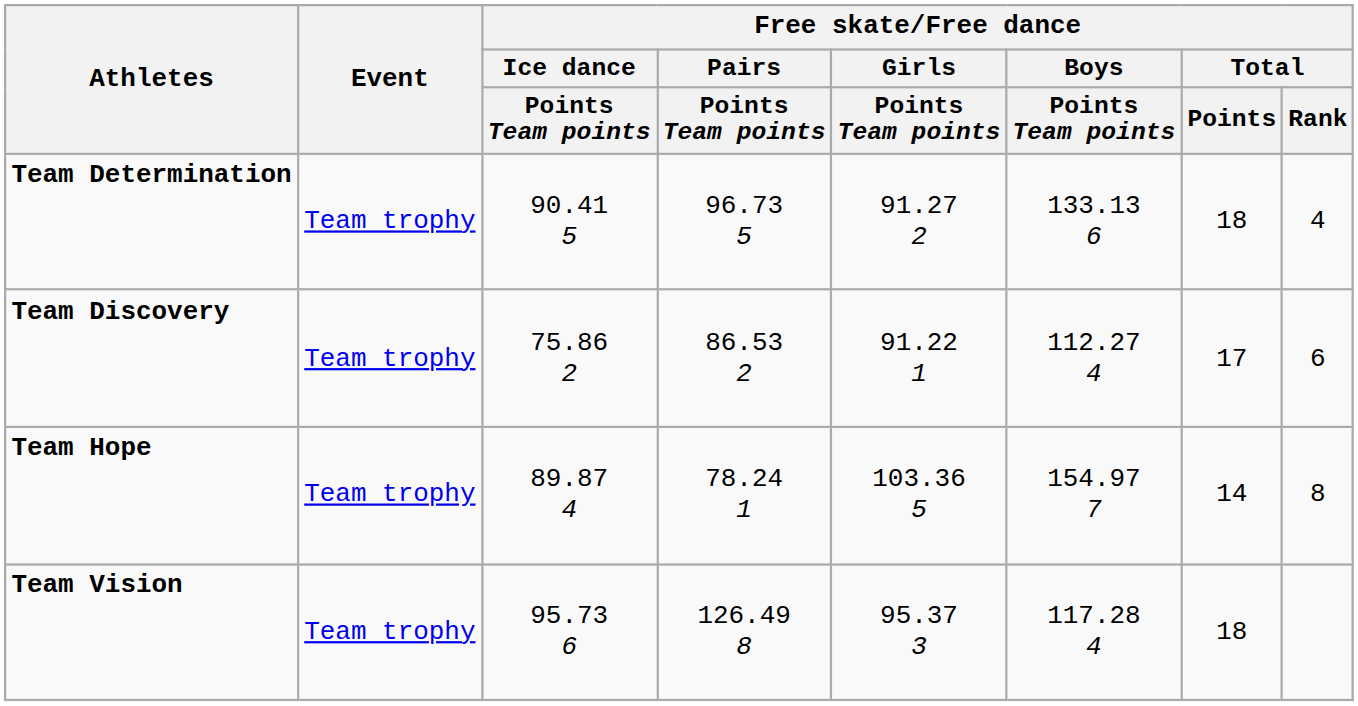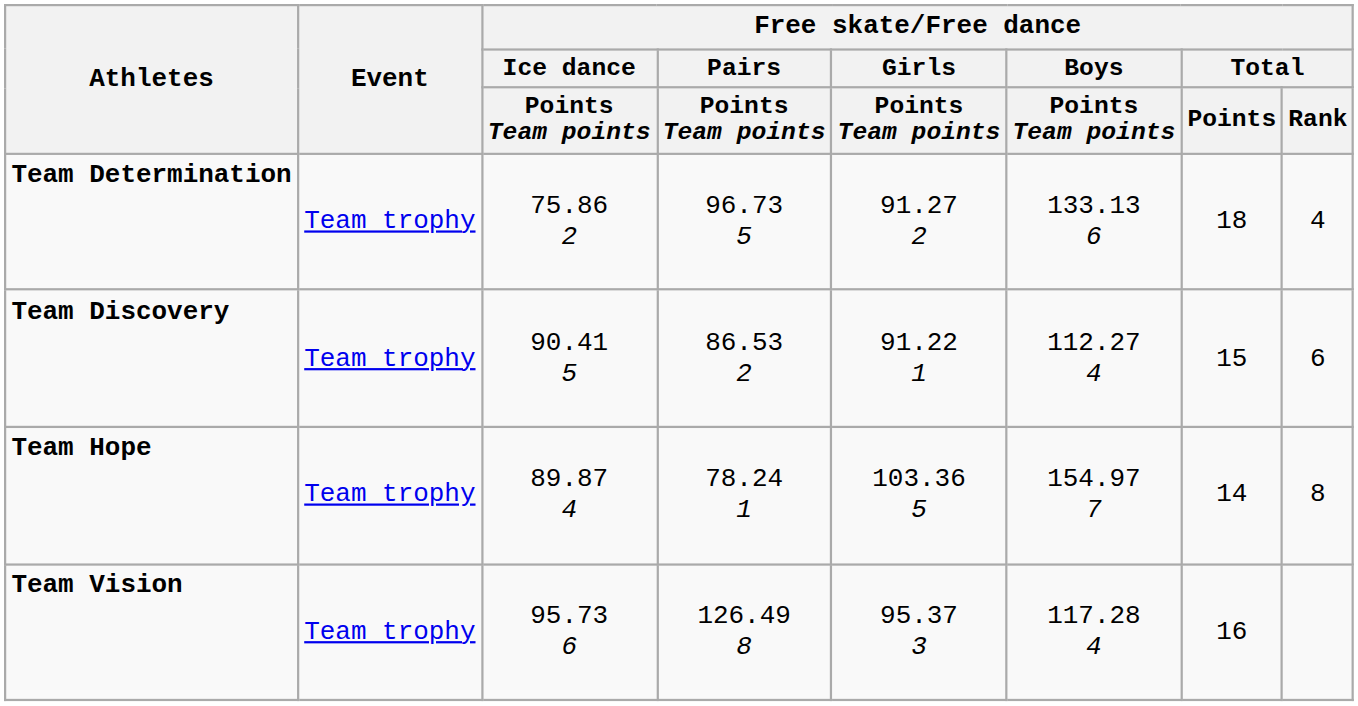(569, 221) 90.41 5 -> (569, 221) 75.86 2
(569, 358) 75.86 2 -> (569, 358) 90.41 5
(1232, 358) 17 -> (1232, 358) 15
(1232, 632) 18 -> (1232, 632) 16
